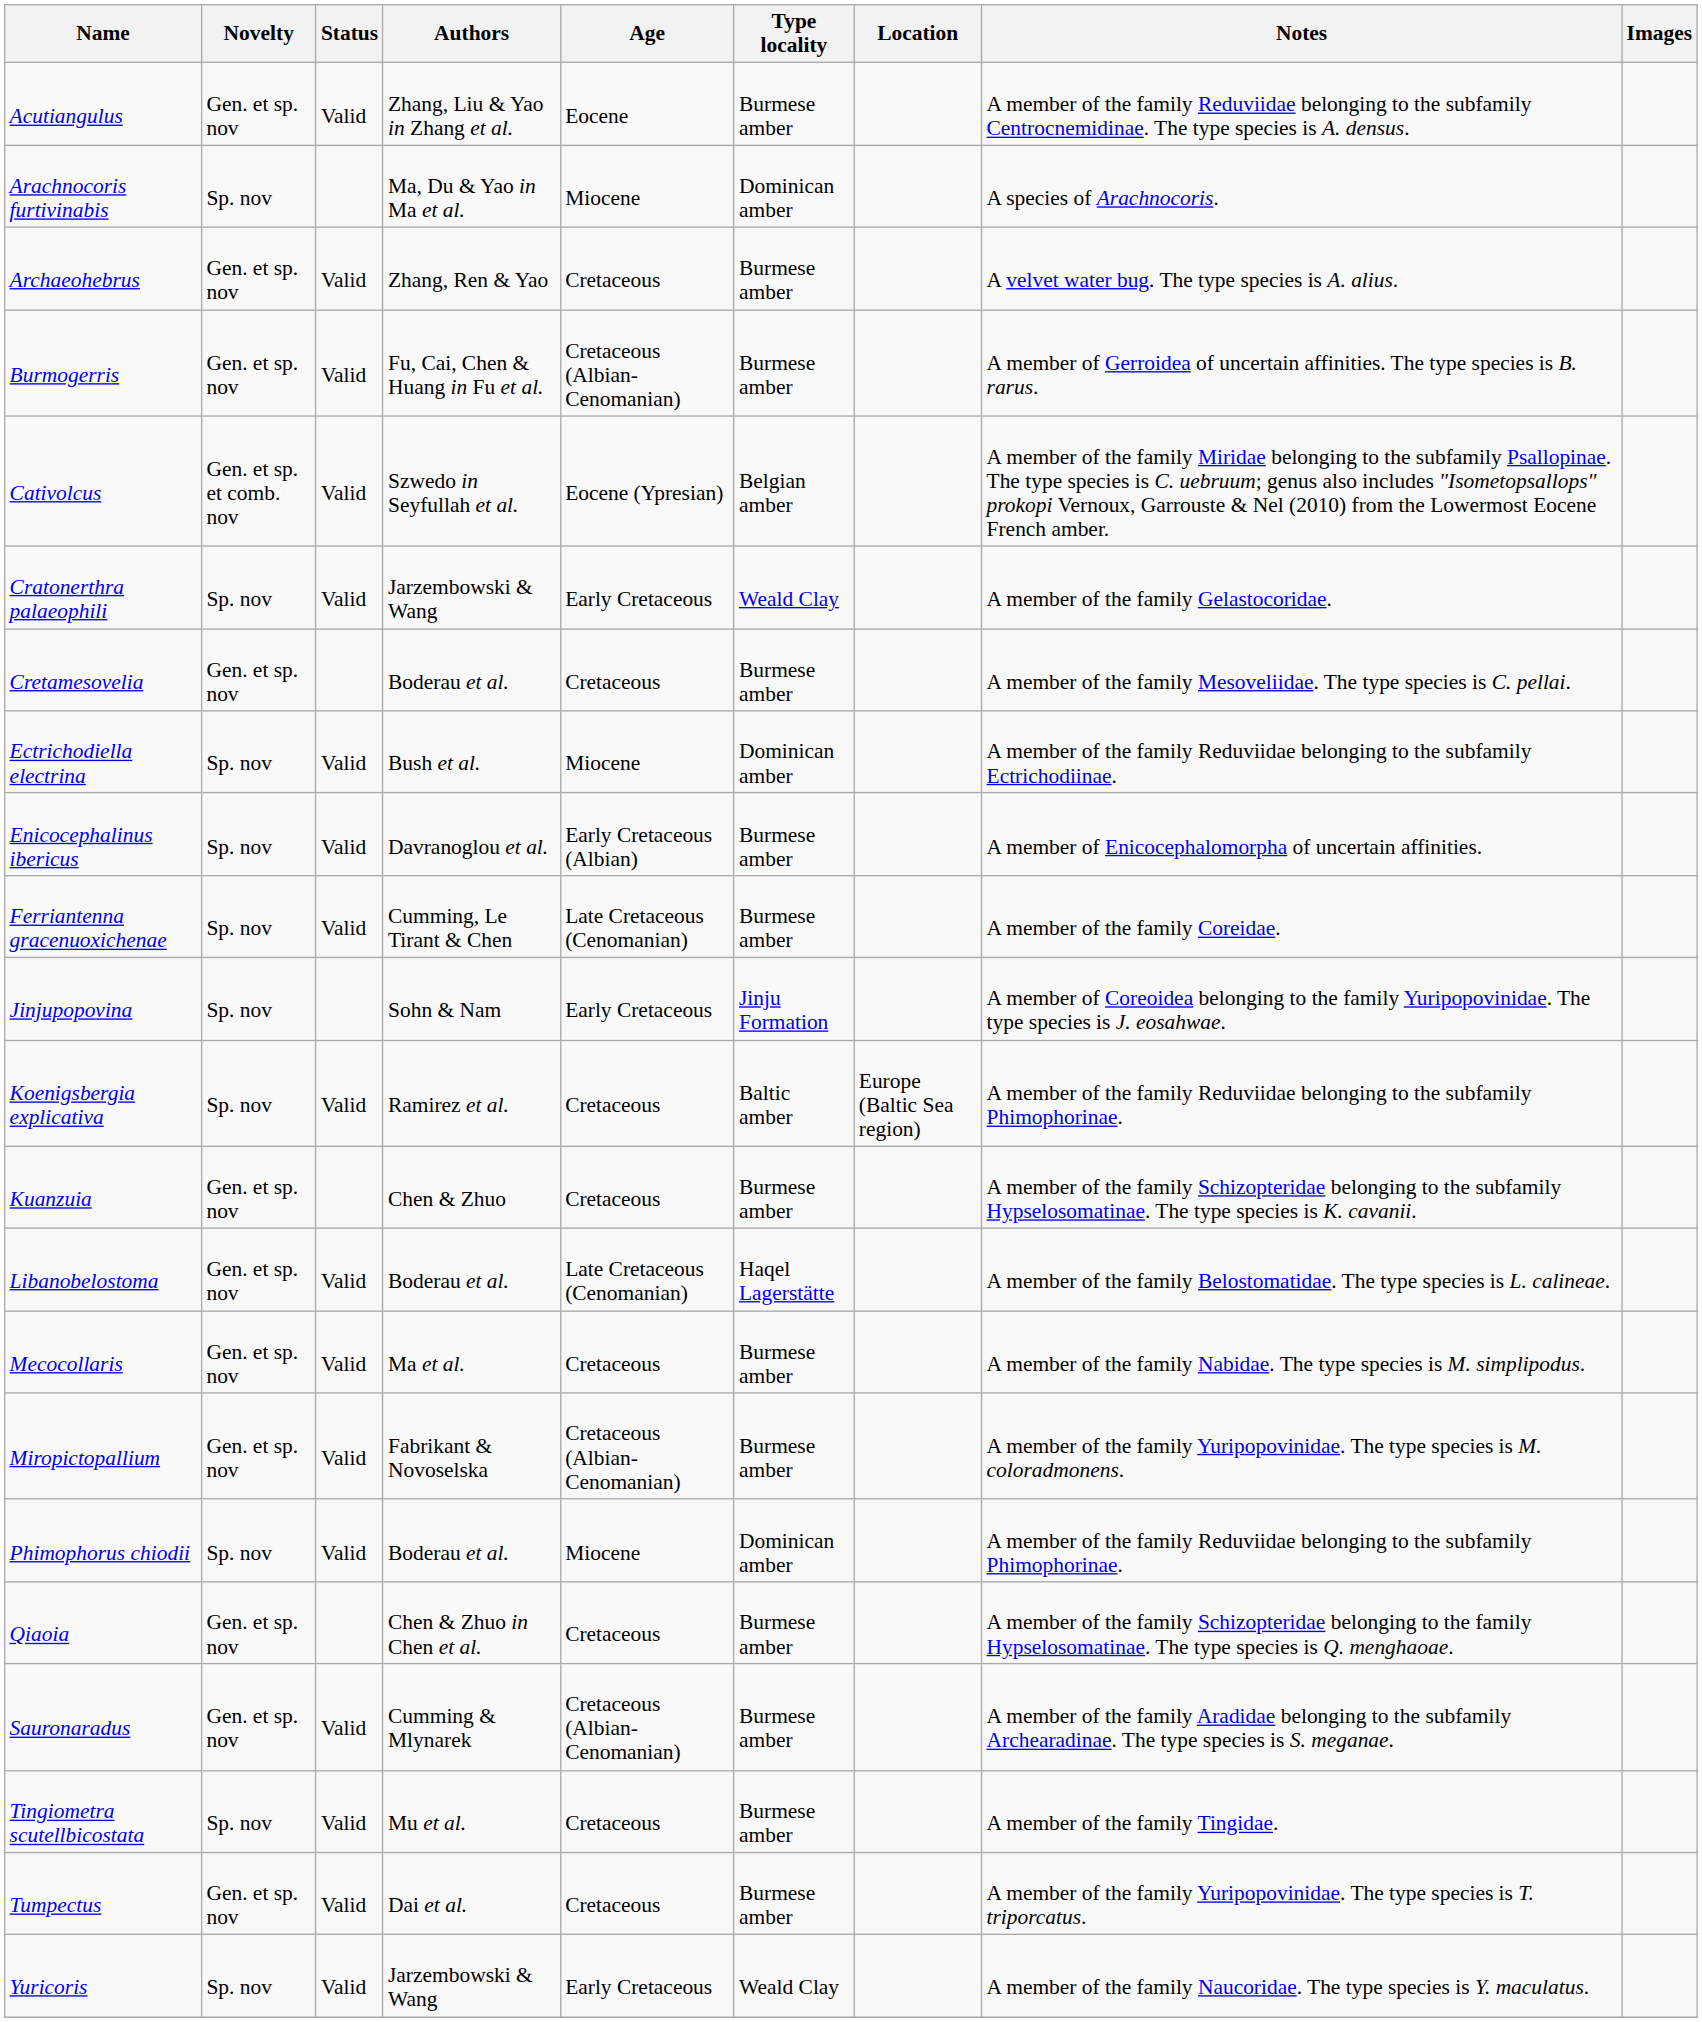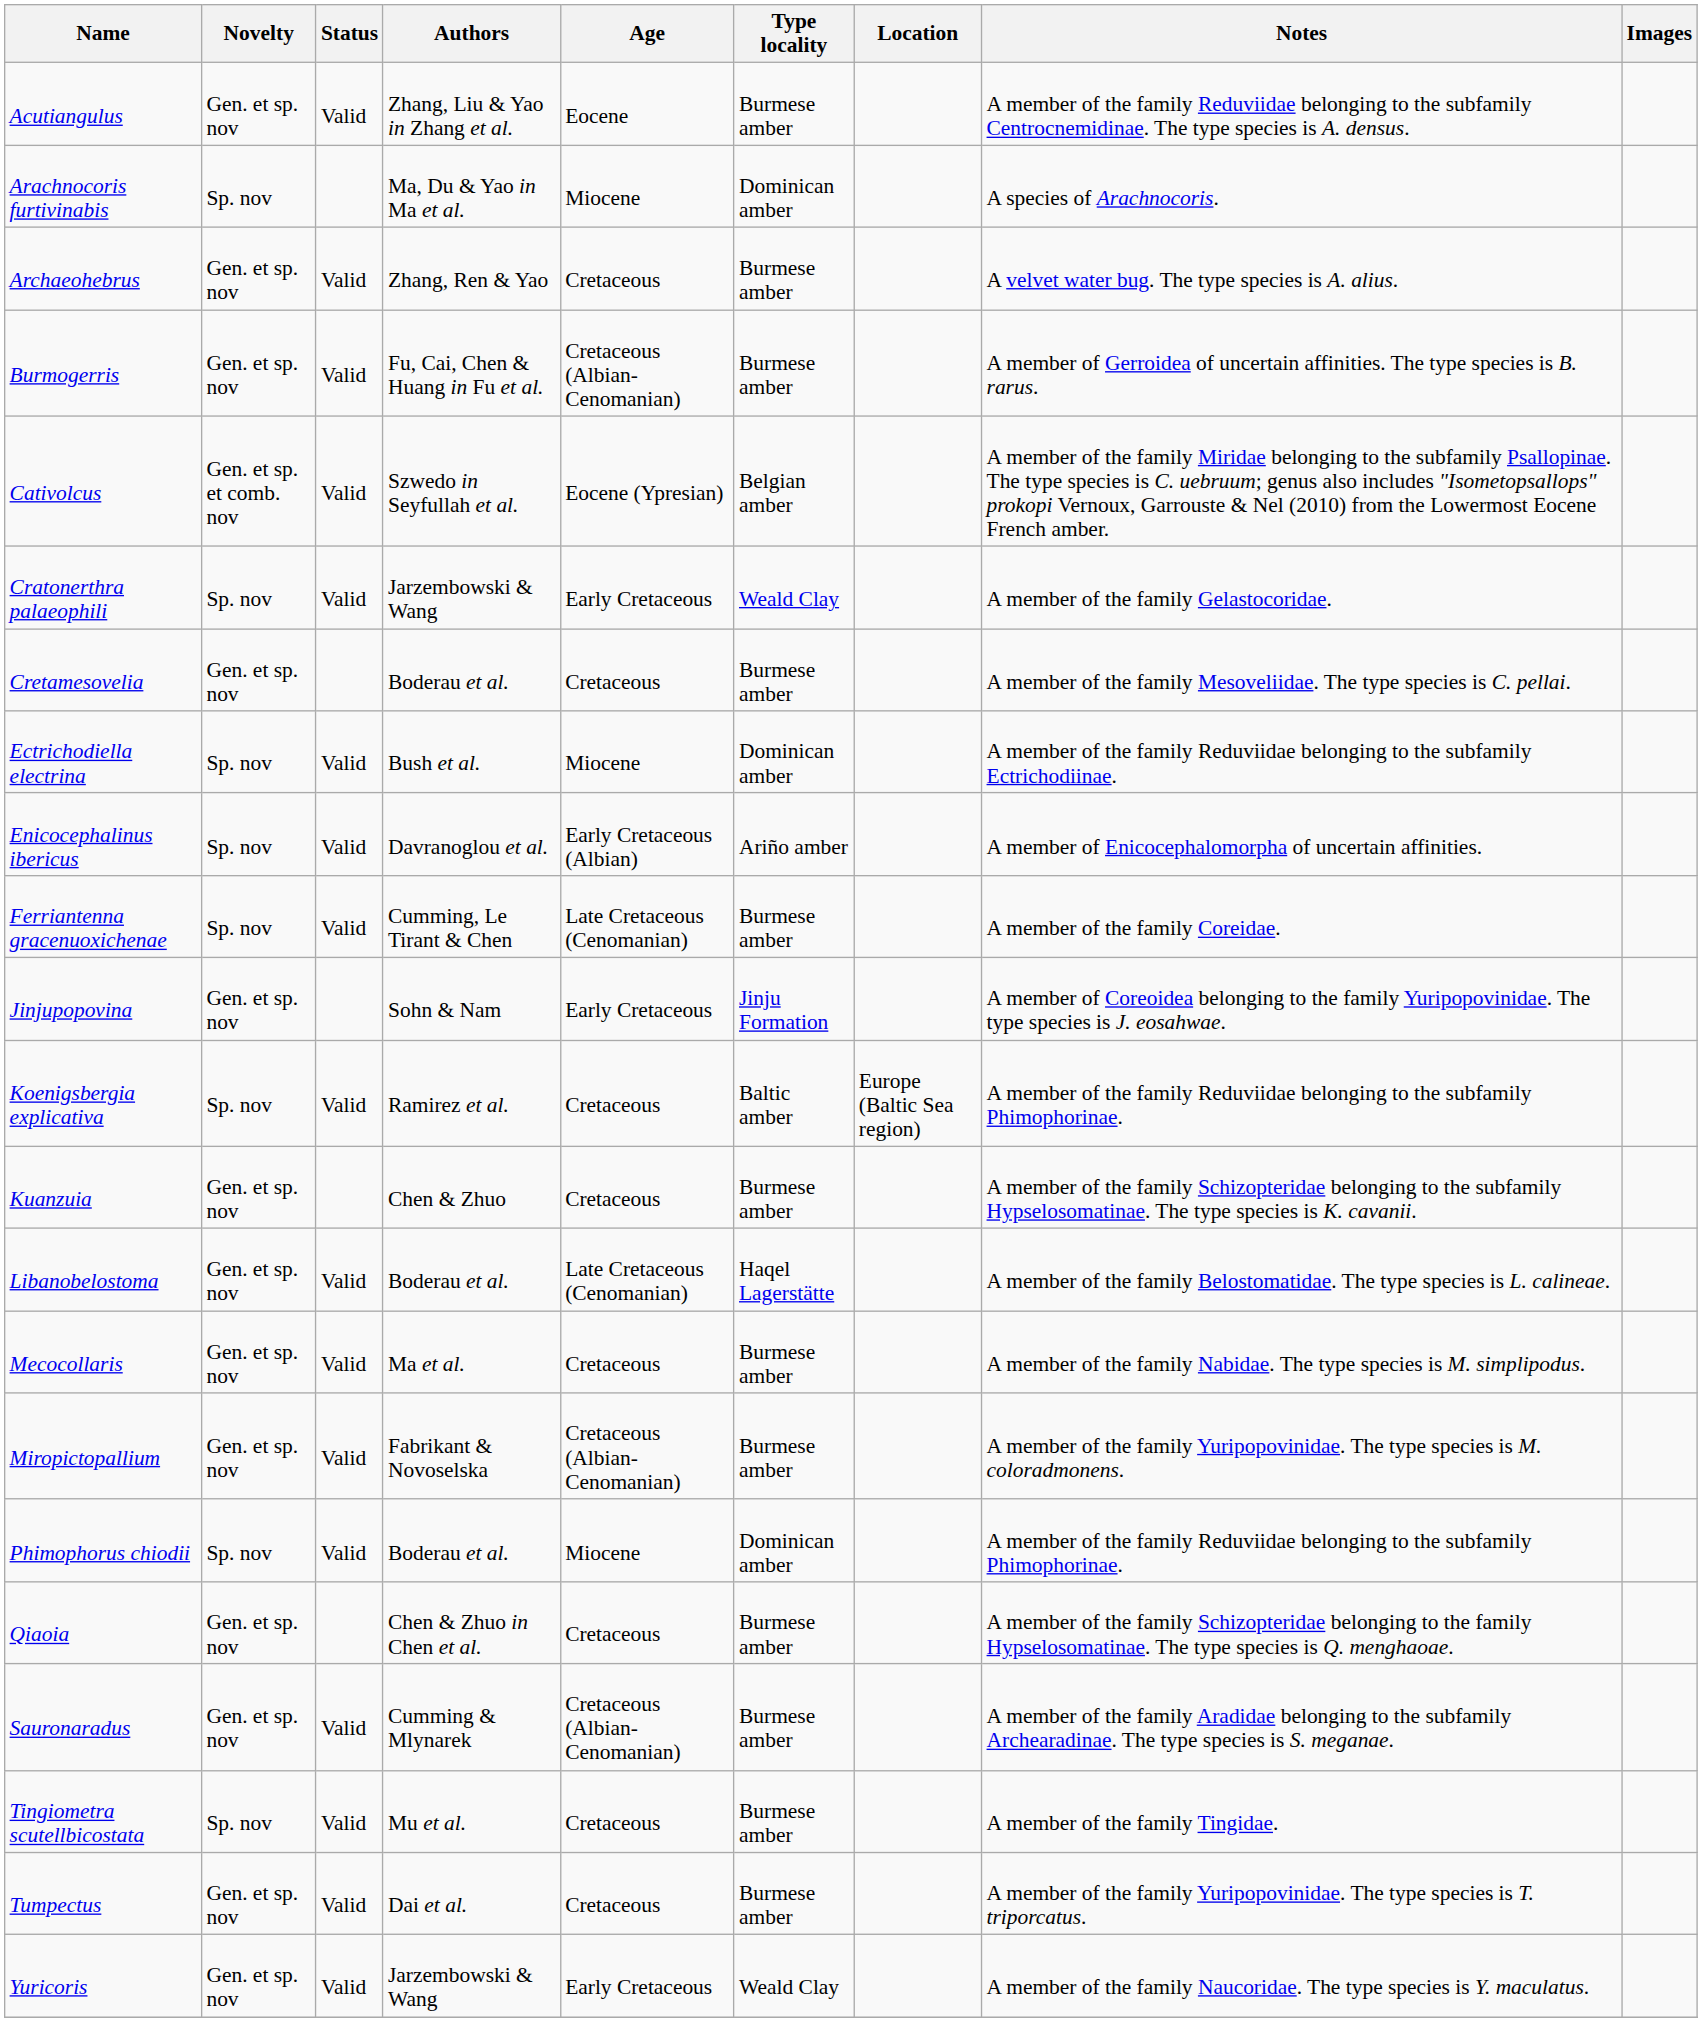(777, 846) Burmese amber -> (793, 846) Ariño amber
(239, 1010) Sp. nov -> (252, 1010) Gen. et sp. nov
(239, 1987) Sp. nov -> (252, 1987) Gen. et sp. nov
